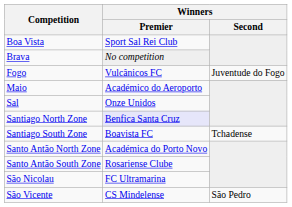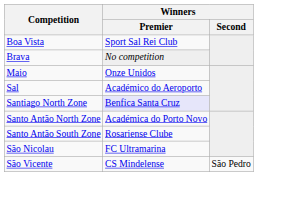- row: (16, 73)
(154, 88) Académico do Aeroporto -> (130, 73) Onze Unidos
(130, 103) Onze Unidos -> (154, 88) Académico do Aeroporto
- row: (47, 133)
